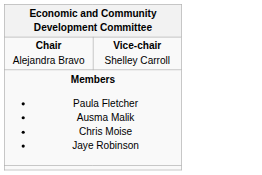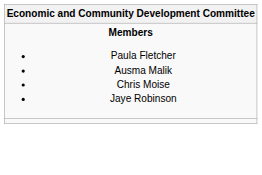- row: (49, 53)
